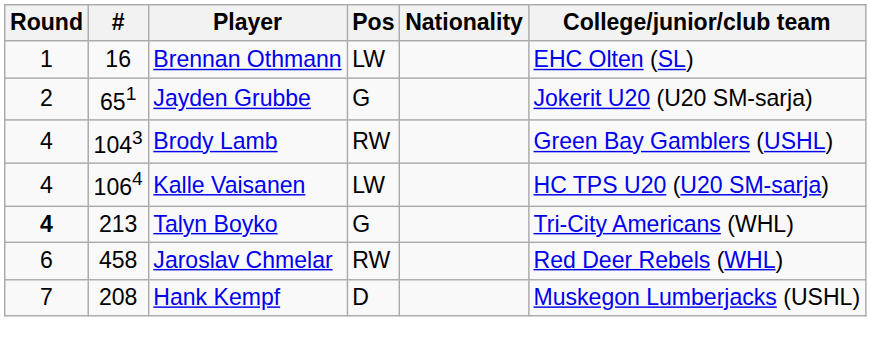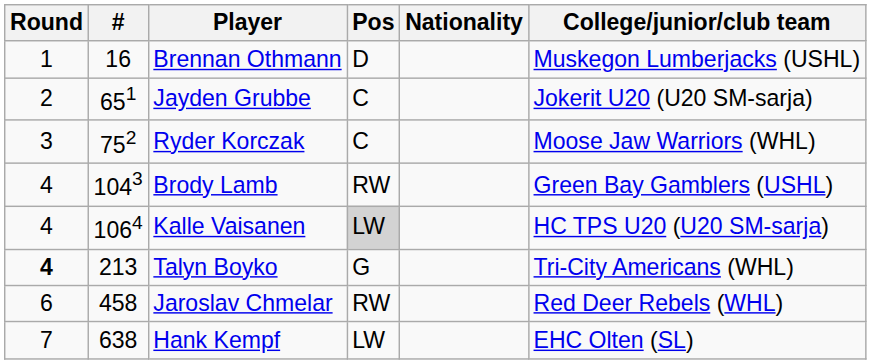(369, 59) LW -> (361, 59) D
(614, 59) EHC Olten (SL) -> (697, 59) Muskegon Lumberjacks (USHL)
(361, 98) G -> (361, 98) C
+ row: (229, 141)
(369, 184) no background -> (369, 227) lightgrey background
(118, 297) 208 -> (118, 340) 638
(361, 297) D -> (369, 340) LW
(697, 297) Muskegon Lumberjacks (USHL) -> (614, 340) EHC Olten (SL)
